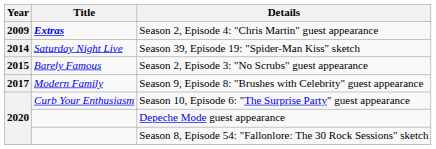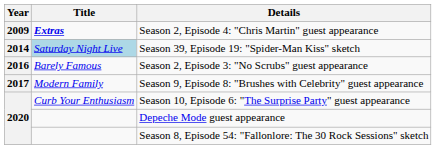(78, 48) no background -> (78, 48) lightblue background
(18, 65) 2015 -> (18, 65) 2016
